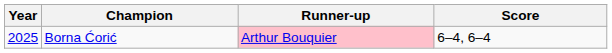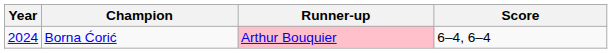(23, 37) 2025 -> (23, 37) 2024
